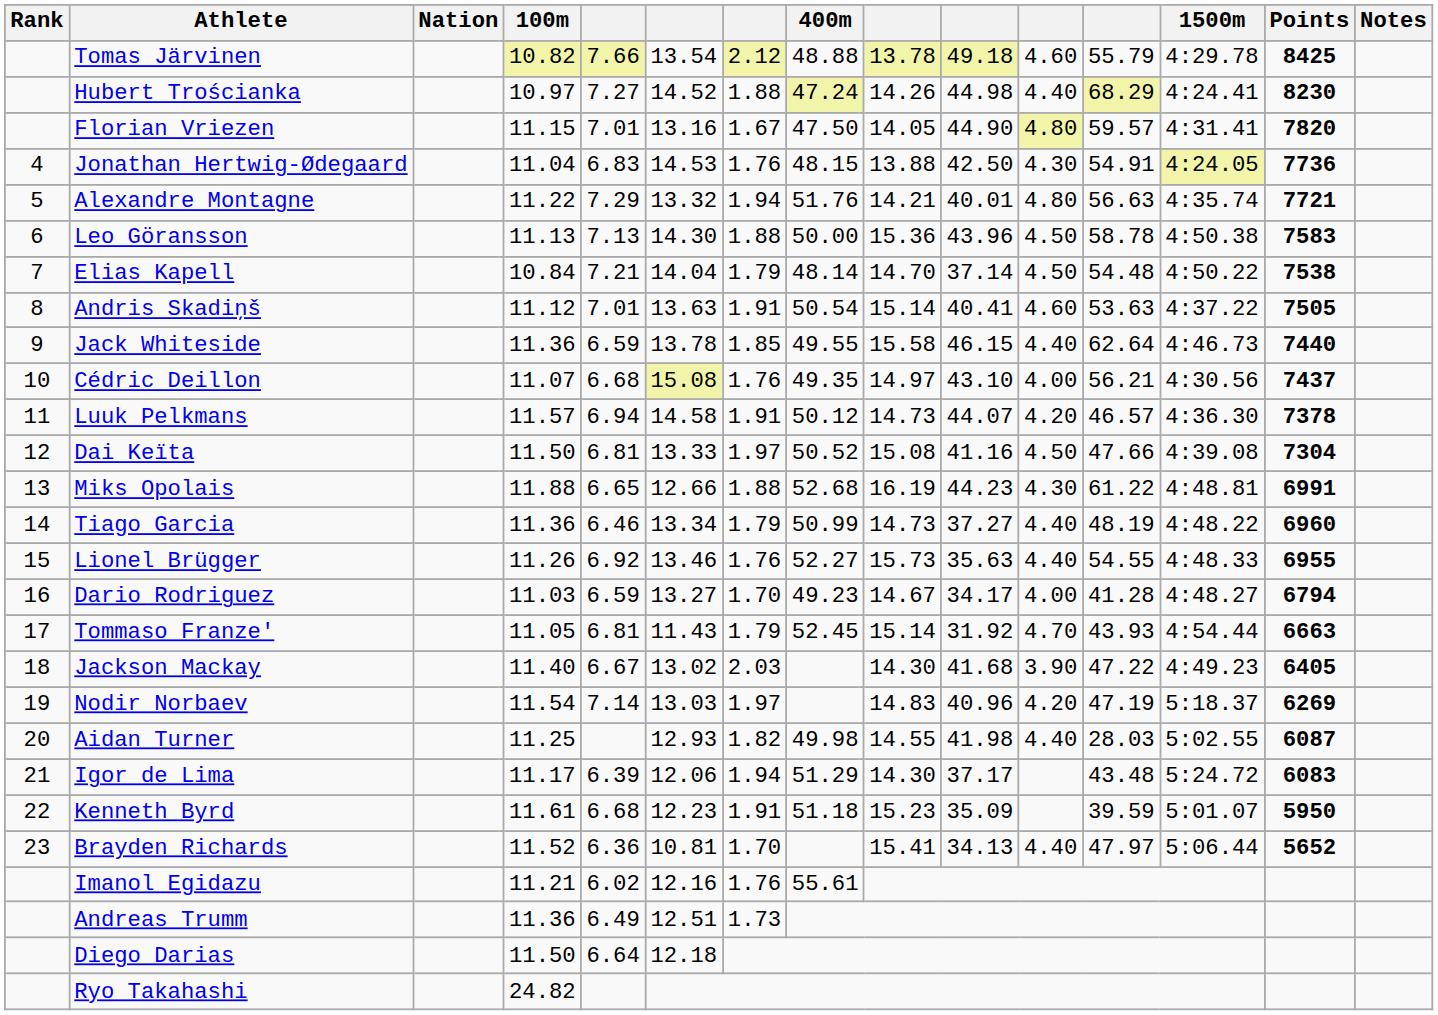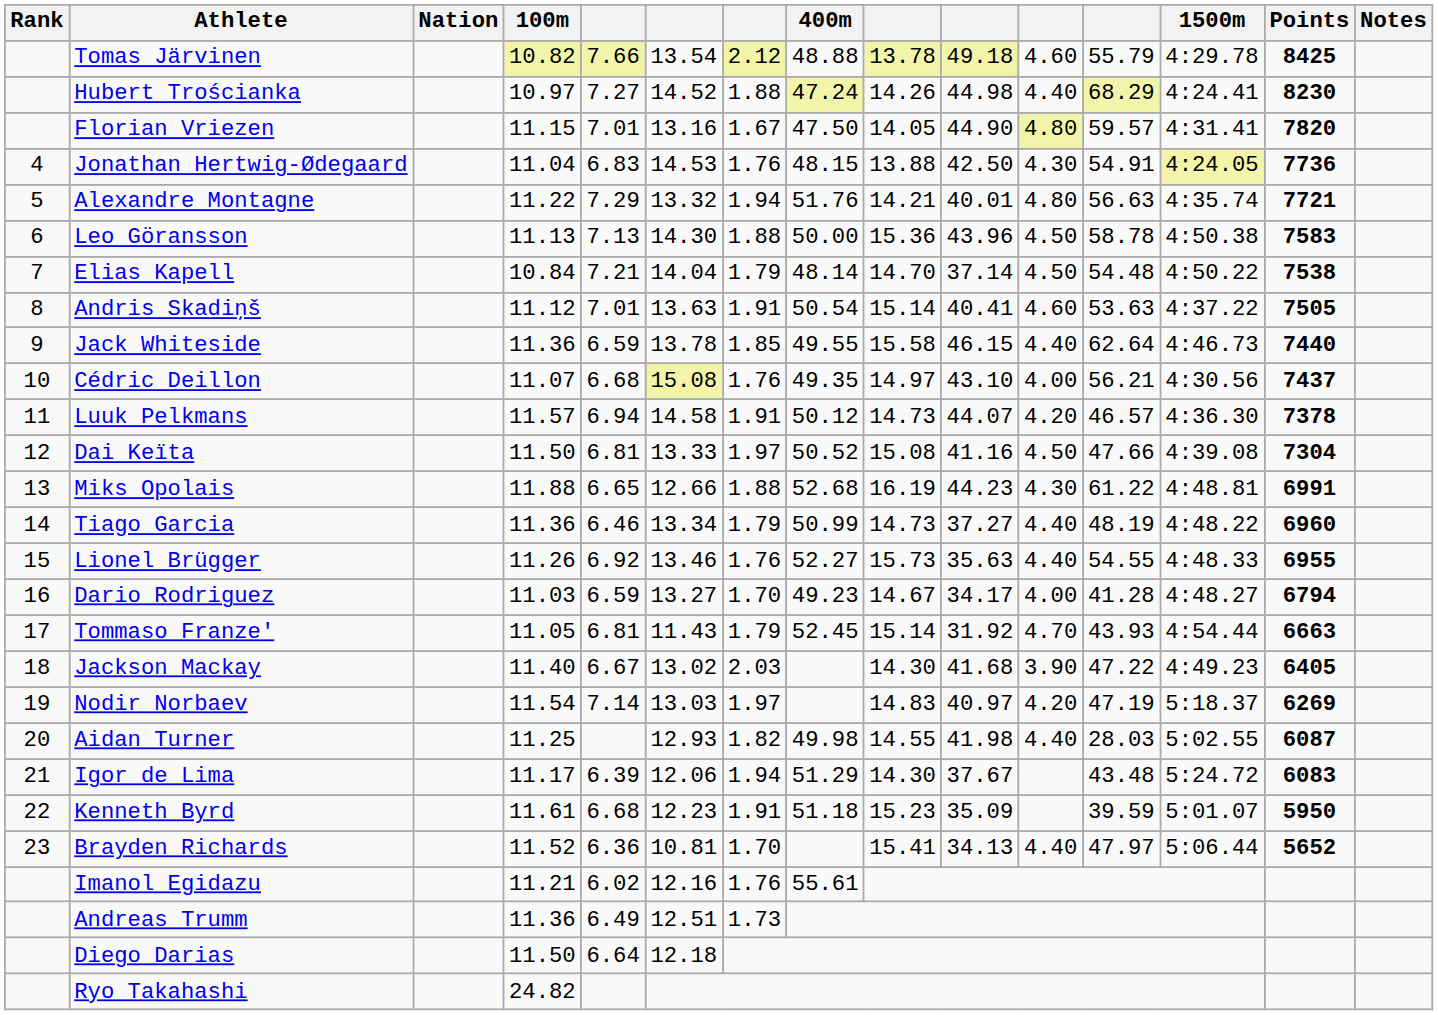(980, 705) 40.96 -> (980, 705) 40.97
(980, 777) 37.17 -> (980, 777) 37.67
